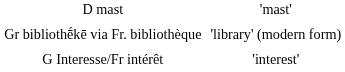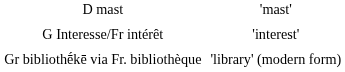rows swapped: (103, 59) <-> (103, 34)
